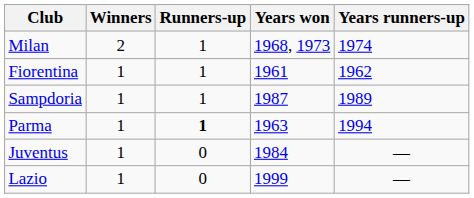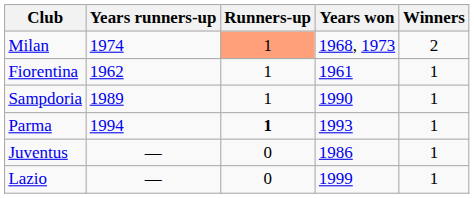columns swapped: (121, 17) <-> (401, 17)
(203, 44) no background -> (268, 44) lightsalmon background
(271, 98) 1987 -> (336, 98) 1990
(271, 125) 1963 -> (336, 125) 1993
(271, 152) 1984 -> (336, 152) 1986
